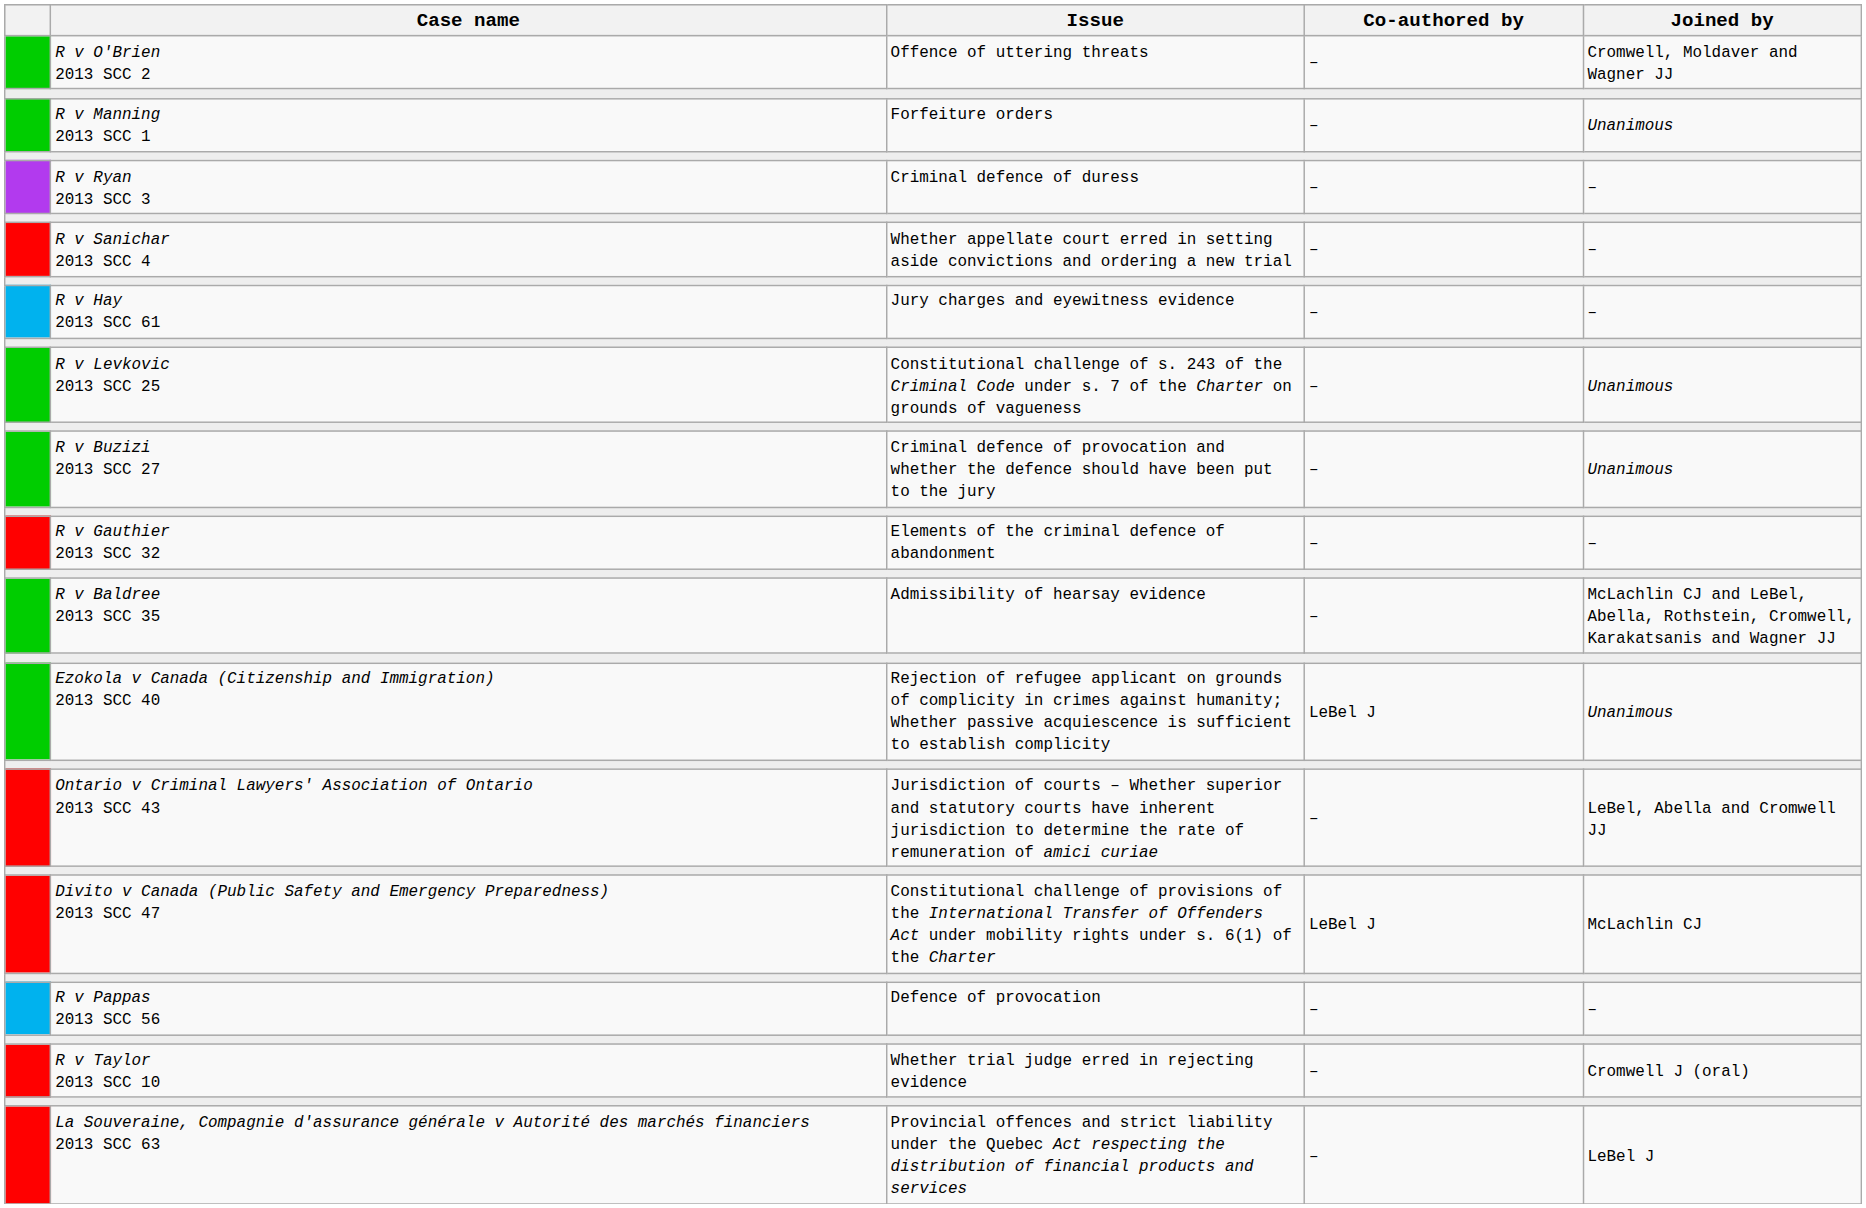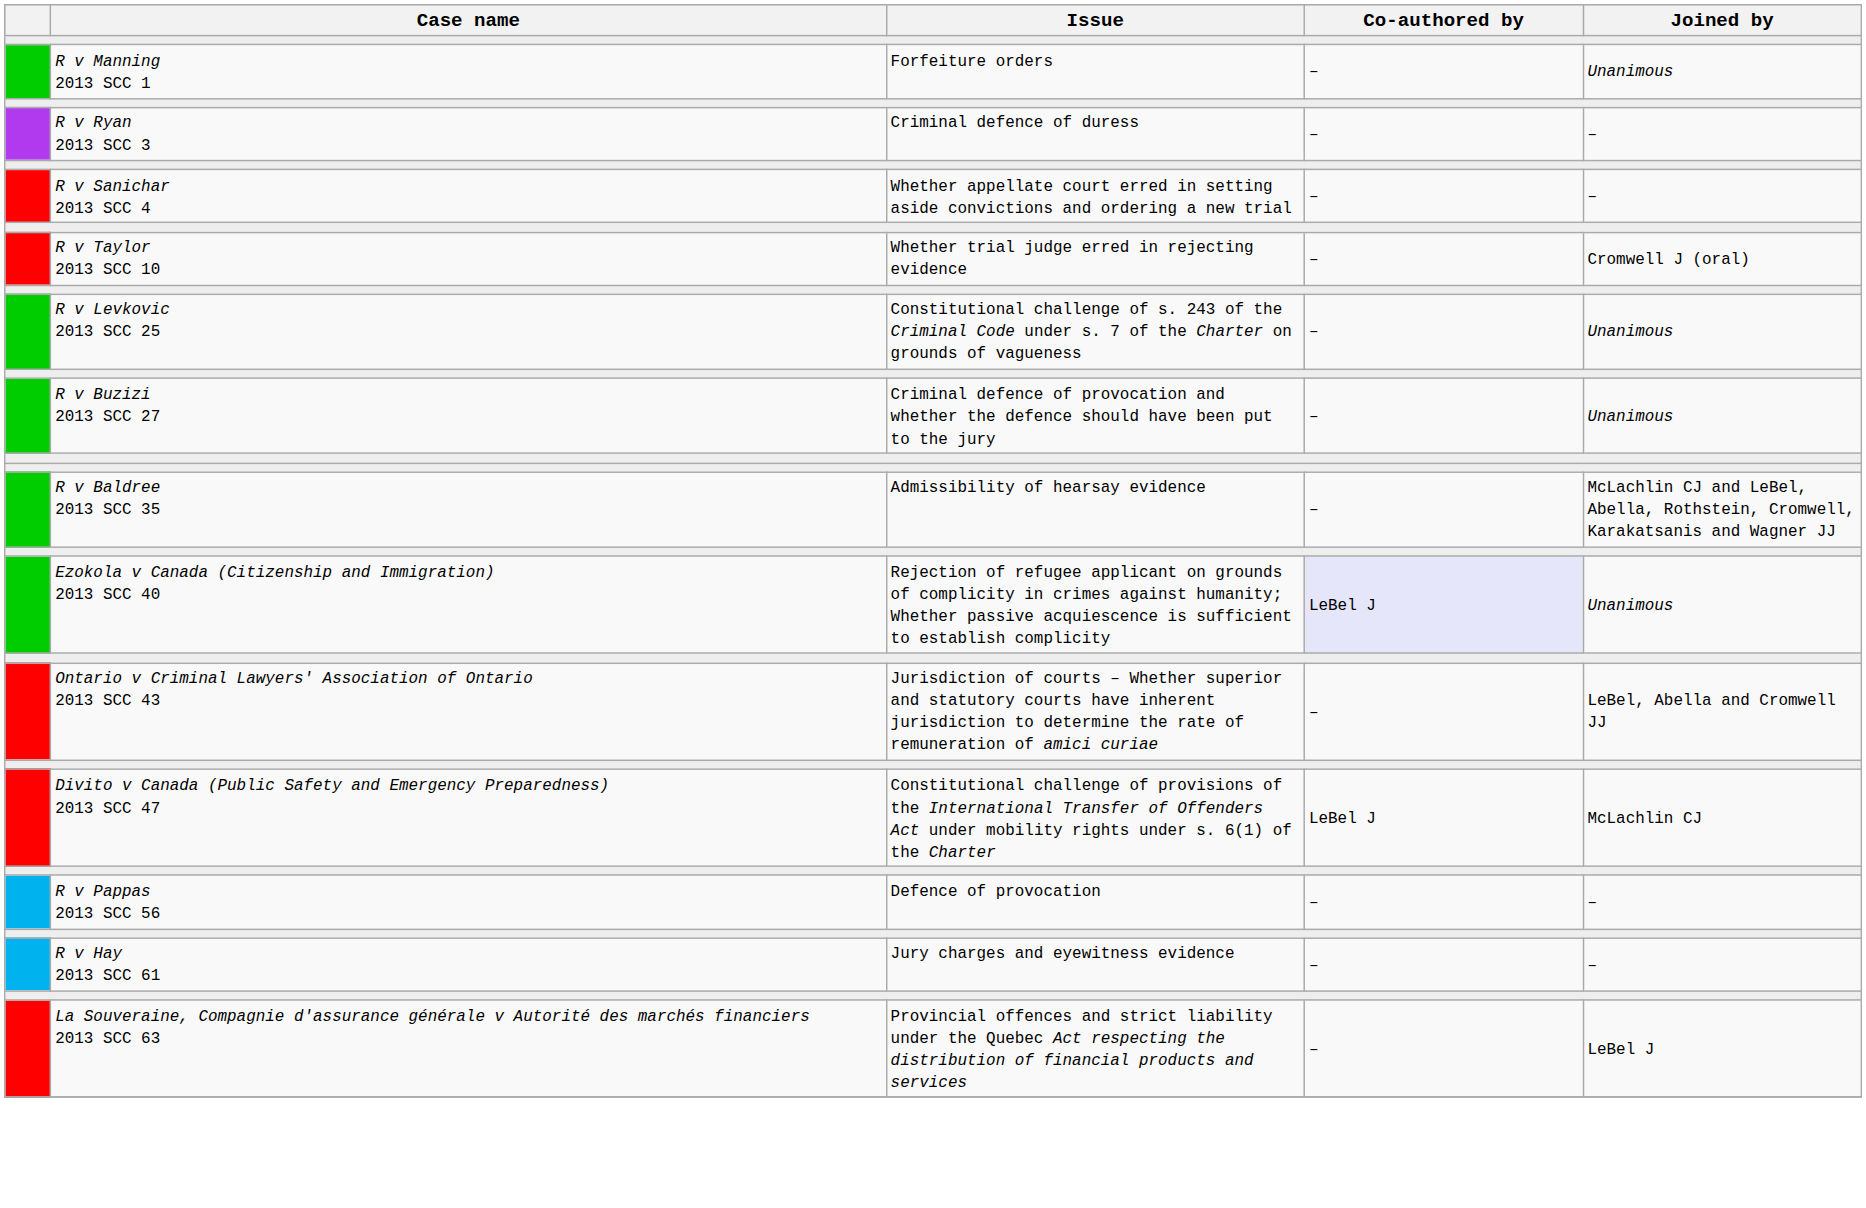- row: (108, 63)
rows swapped: (108, 1071) <-> (108, 312)
- row: (112, 543)
(1342, 712) no background -> (1342, 606) lavender background
